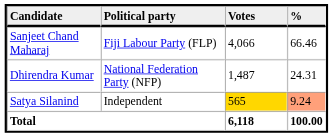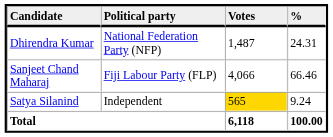rows swapped: (44, 43) <-> (52, 75)
(301, 101) lightsalmon background -> (301, 101) no background
